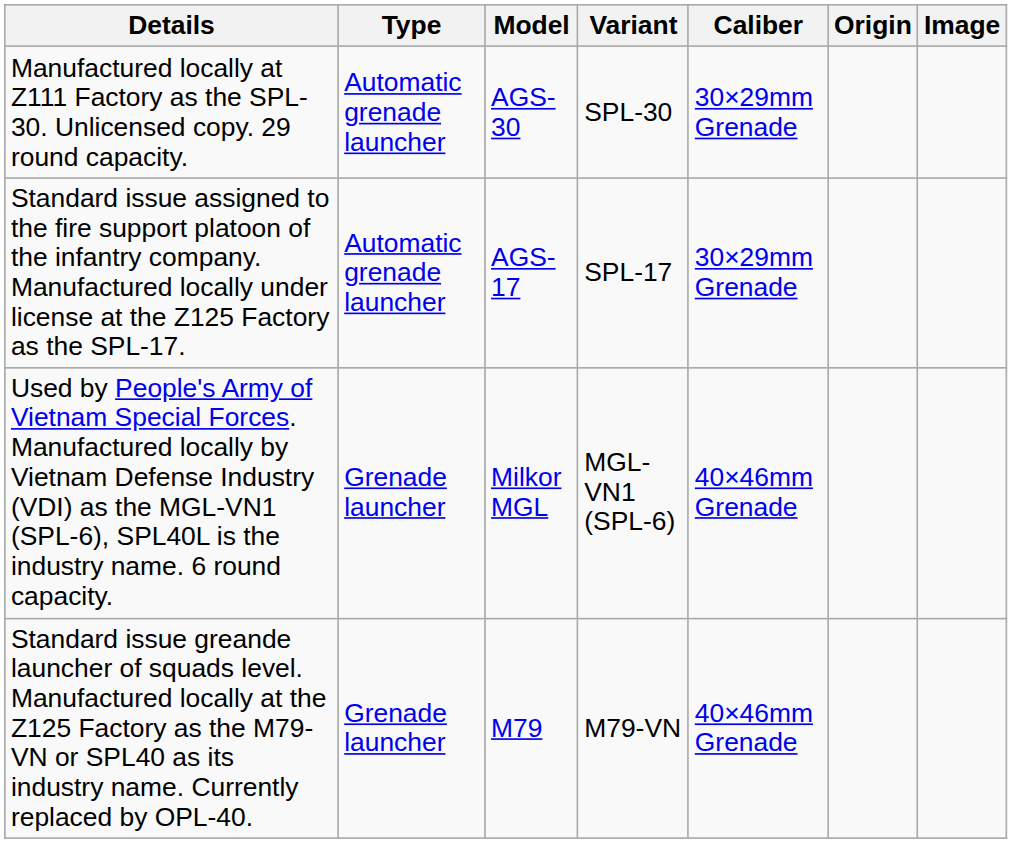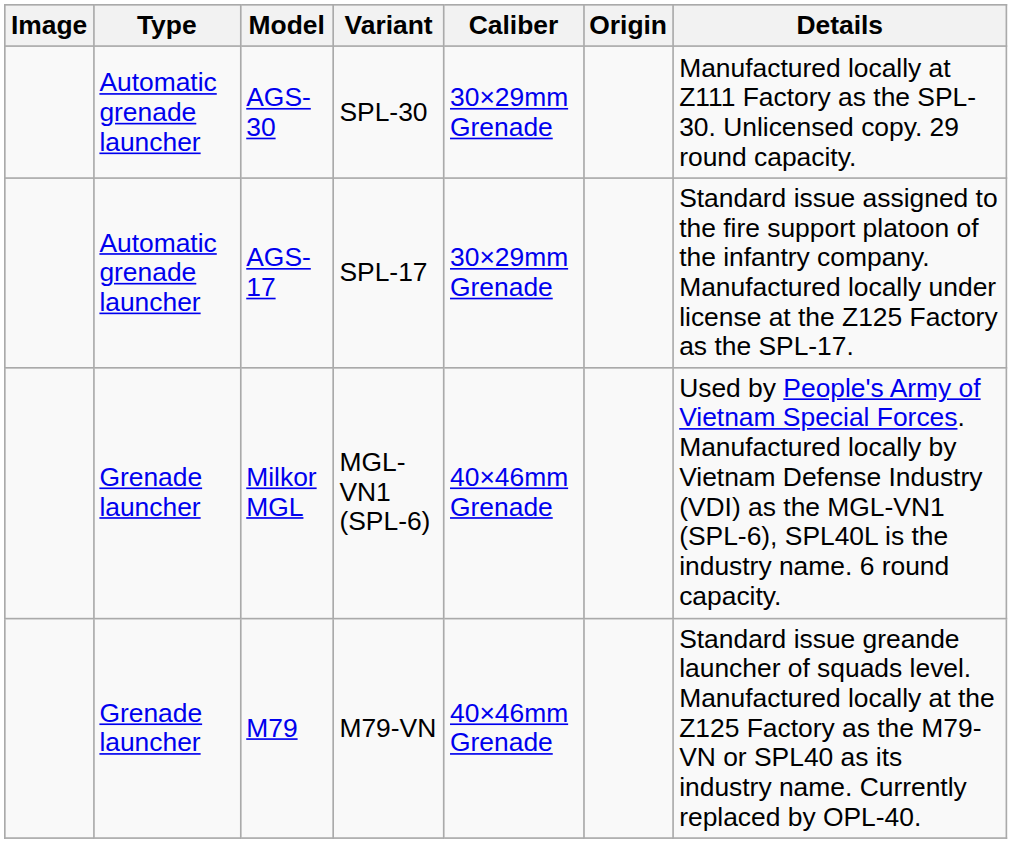columns swapped: (962, 25) <-> (171, 25)
